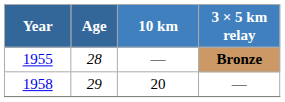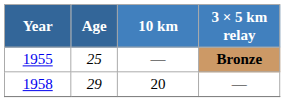(94, 59) 28 -> (94, 59) 25
